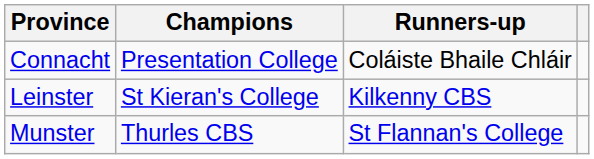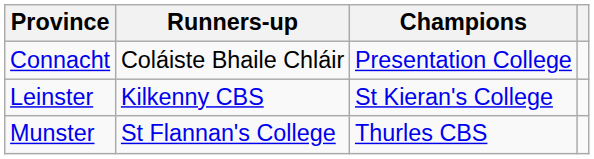columns swapped: (229, 23) <-> (460, 23)
